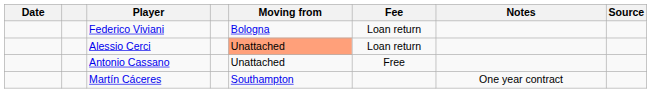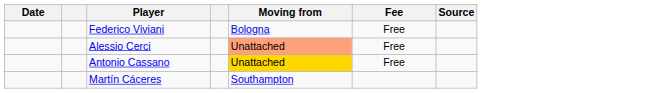- column: (521, 12)
(394, 29) Loan return -> (394, 29) Free
(394, 46) Loan return -> (394, 46) Free
(258, 63) no background -> (258, 63) gold background
